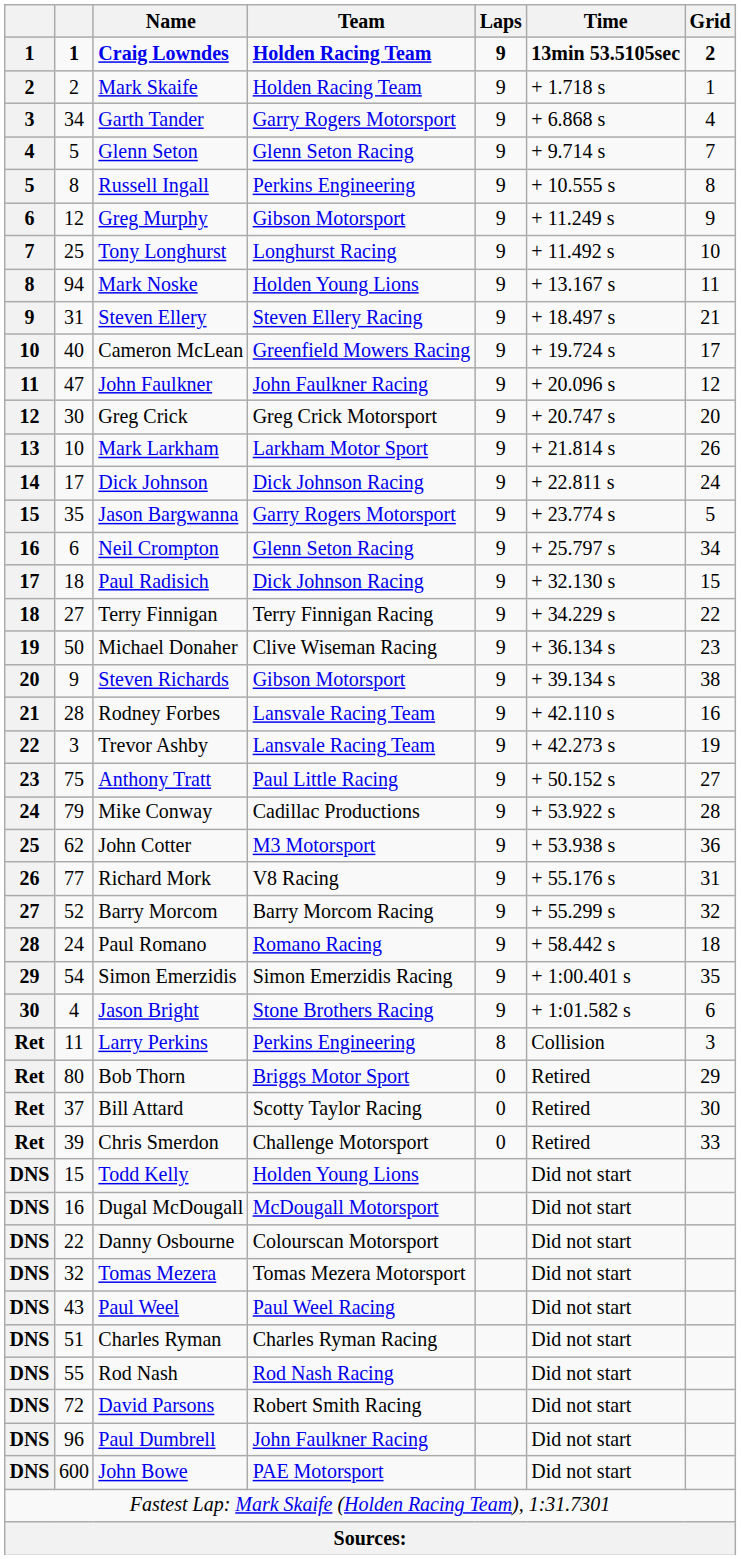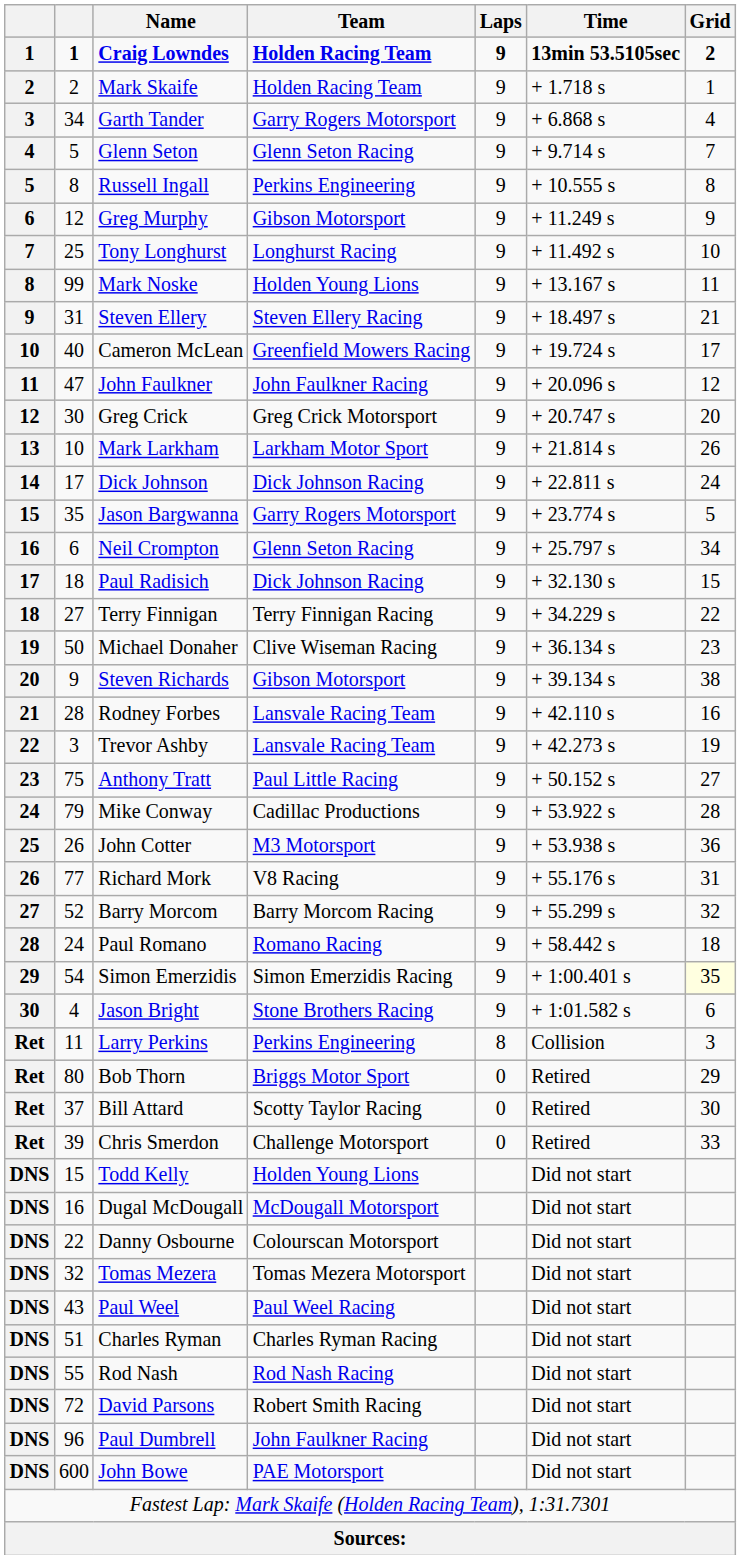(74, 284) 94 -> (74, 284) 99
(74, 845) 62 -> (74, 845) 26
(710, 977) no background -> (710, 977) lightyellow background
